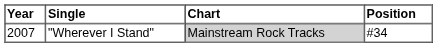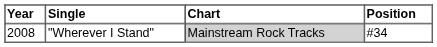(21, 32) 2007 -> (21, 32) 2008
